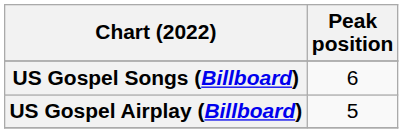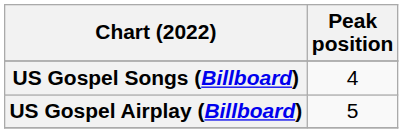(353, 77) 6 -> (353, 77) 4
